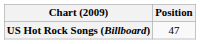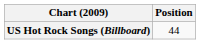(174, 30) 47 -> (174, 30) 44
